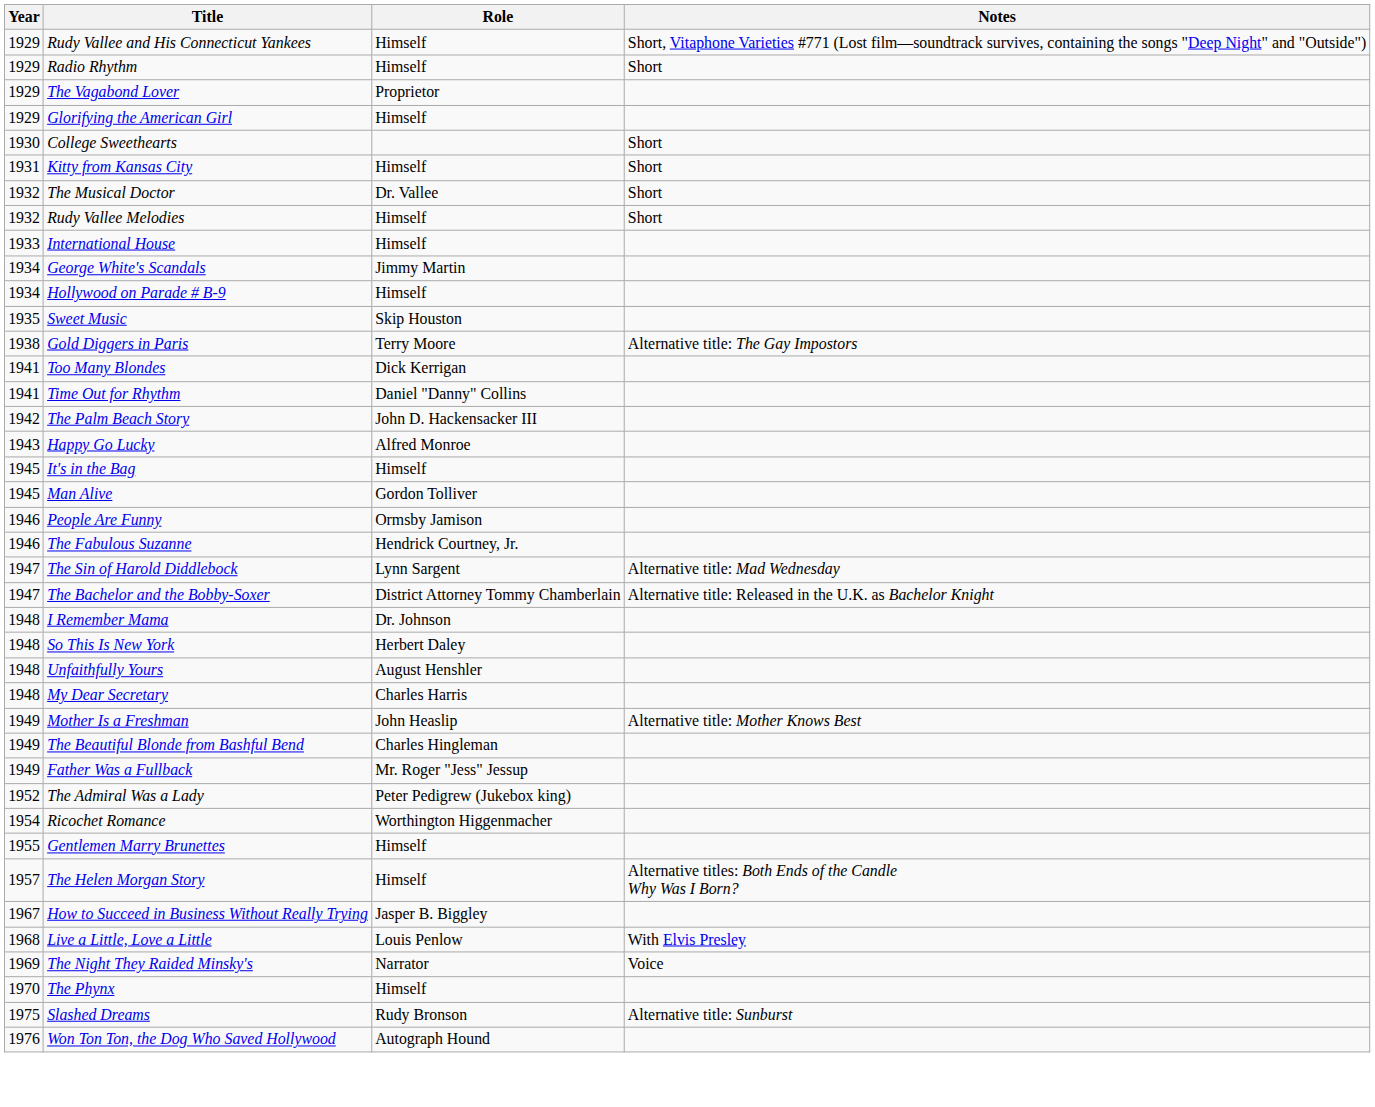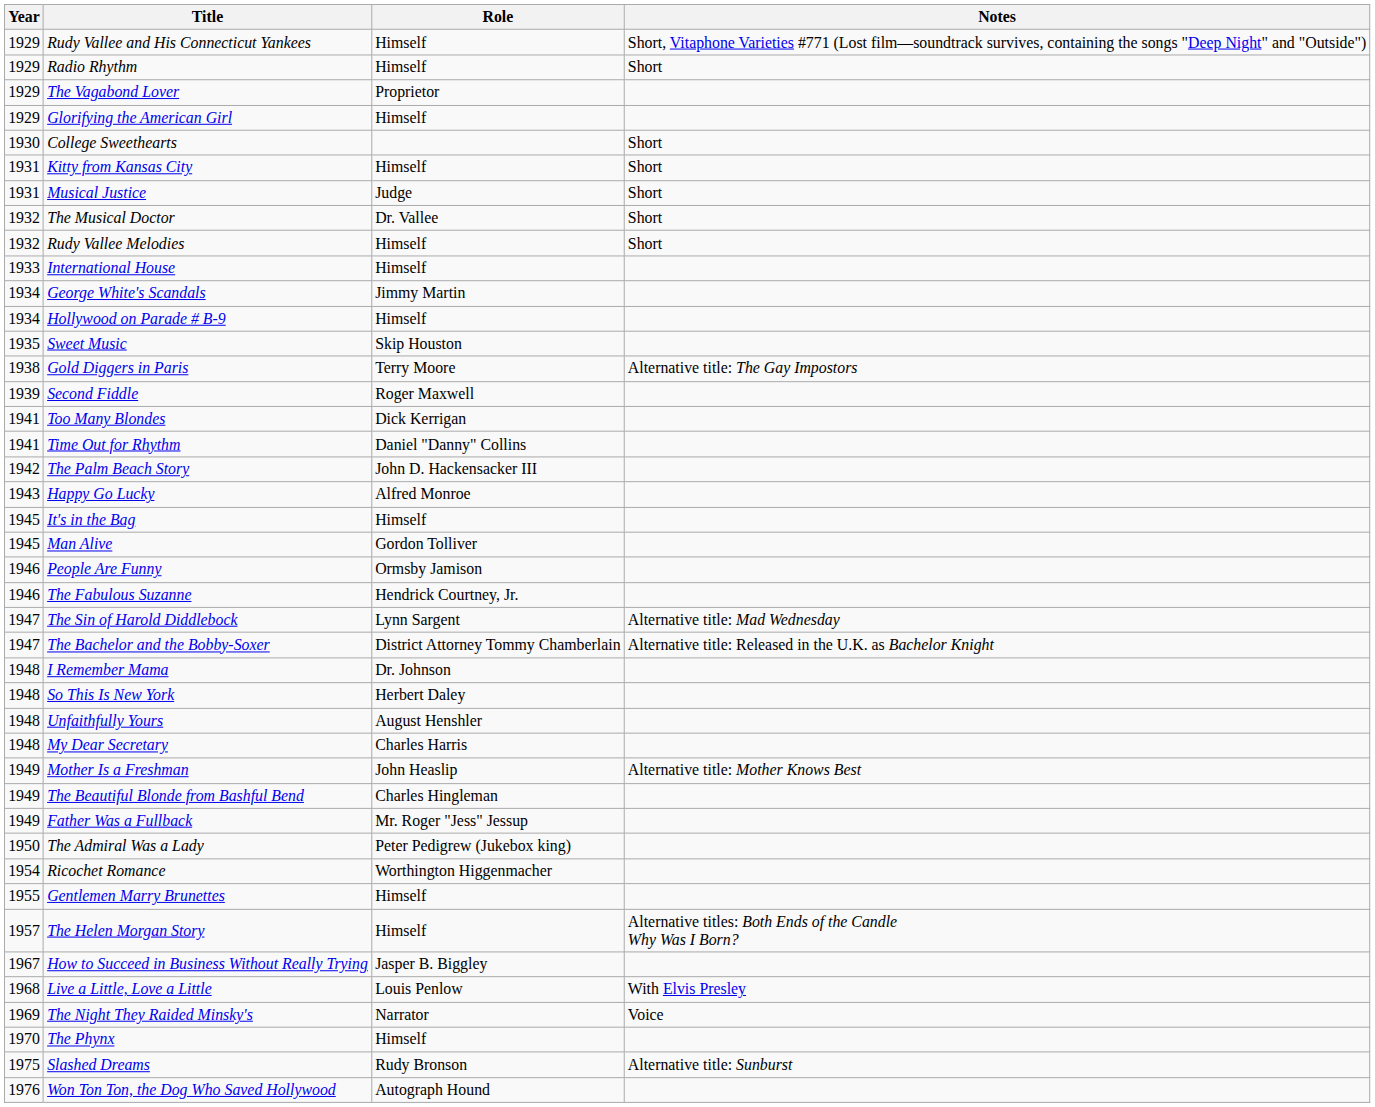+ row: (97, 192)
+ row: (93, 393)
(24, 795) 1952 -> (24, 846) 1950
